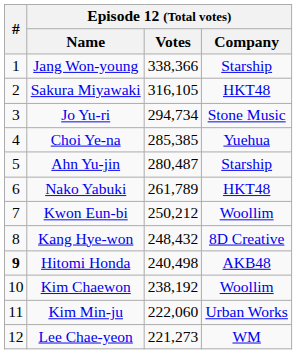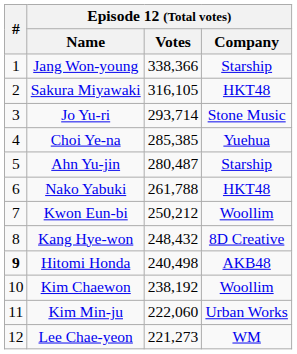(173, 115) 294,734 -> (173, 115) 293,714
(173, 189) 261,789 -> (173, 189) 261,788
